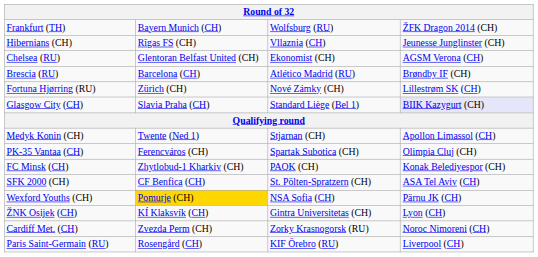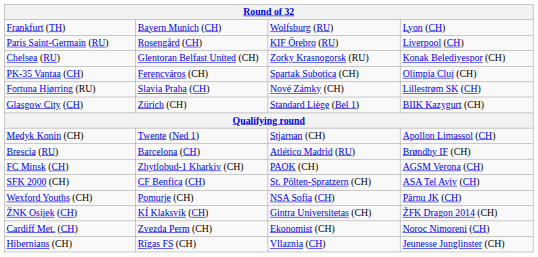(450, 27) ŽFK Dragon 2014 (CH) -> (424, 27) Lyon (CH)
rows swapped: (58, 244) <-> (39, 43)
(302, 58) Ekonomist (CH) -> (319, 58) Zorky Krasnogorsk (RU)
(443, 58) AGSM Verona (CH) -> (454, 58) Konak Belediyespor (CH)
rows swapped: (32, 74) <-> (45, 151)
(162, 89) Zürich (CH) -> (174, 89) Slavia Praha (CH)
(174, 105) Slavia Praha (CH) -> (162, 105) Zürich (CH)
(443, 105) lavender background -> (443, 105) no background
(454, 167) Konak Belediyespor (CH) -> (443, 167) AGSM Verona (CH)
(166, 197) gold background -> (166, 197) no background
(424, 213) Lyon (CH) -> (450, 213) ŽFK Dragon 2014 (CH)
(319, 228) Zorky Krasnogorsk (RU) -> (302, 228) Ekonomist (CH)
